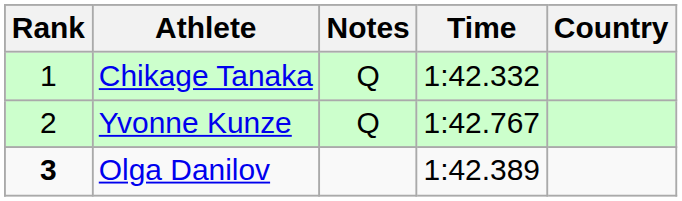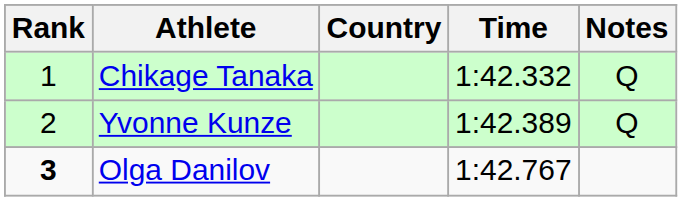columns swapped: (611, 28) <-> (368, 28)
(482, 123) 1:42.767 -> (513, 123) 1:42.389
(482, 170) 1:42.389 -> (513, 170) 1:42.767
